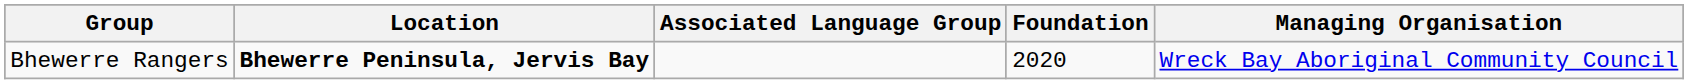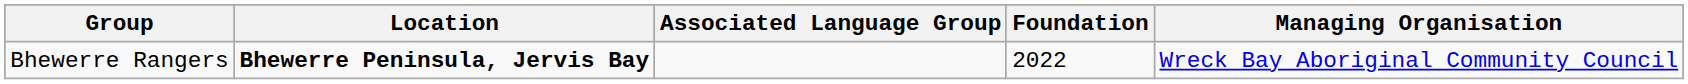(1039, 60) 2020 -> (1039, 60) 2022
